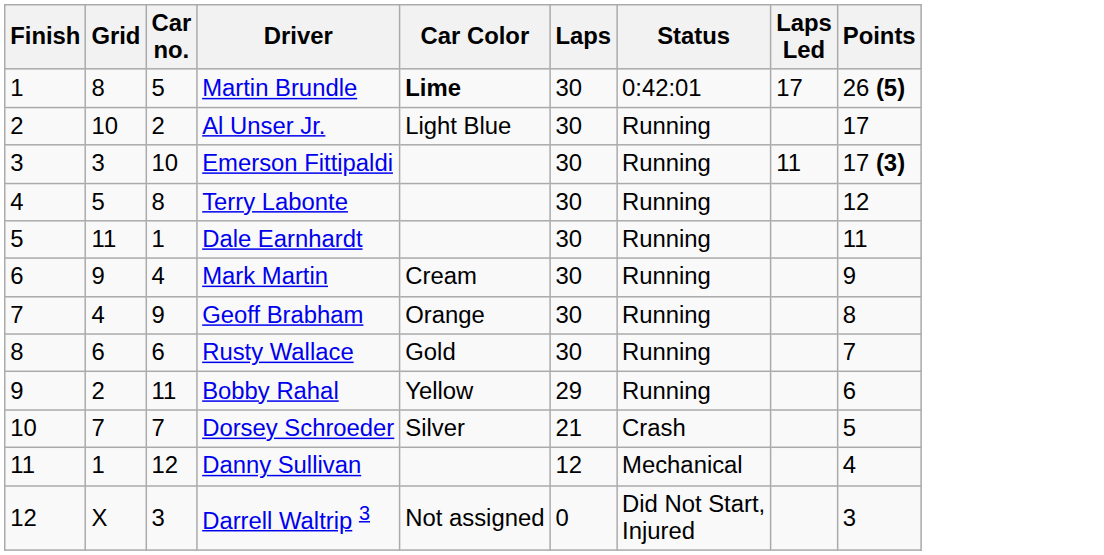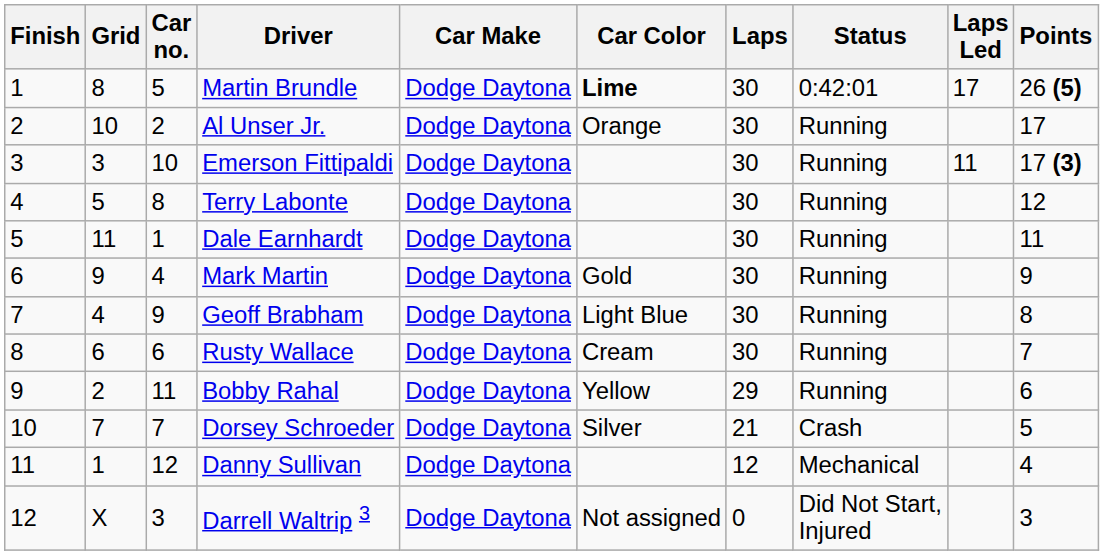+ column: (488, 36)
(475, 126) Light Blue -> (652, 126) Orange
(475, 277) Cream -> (652, 277) Gold
(475, 315) Orange -> (652, 315) Light Blue
(475, 353) Gold -> (652, 353) Cream
